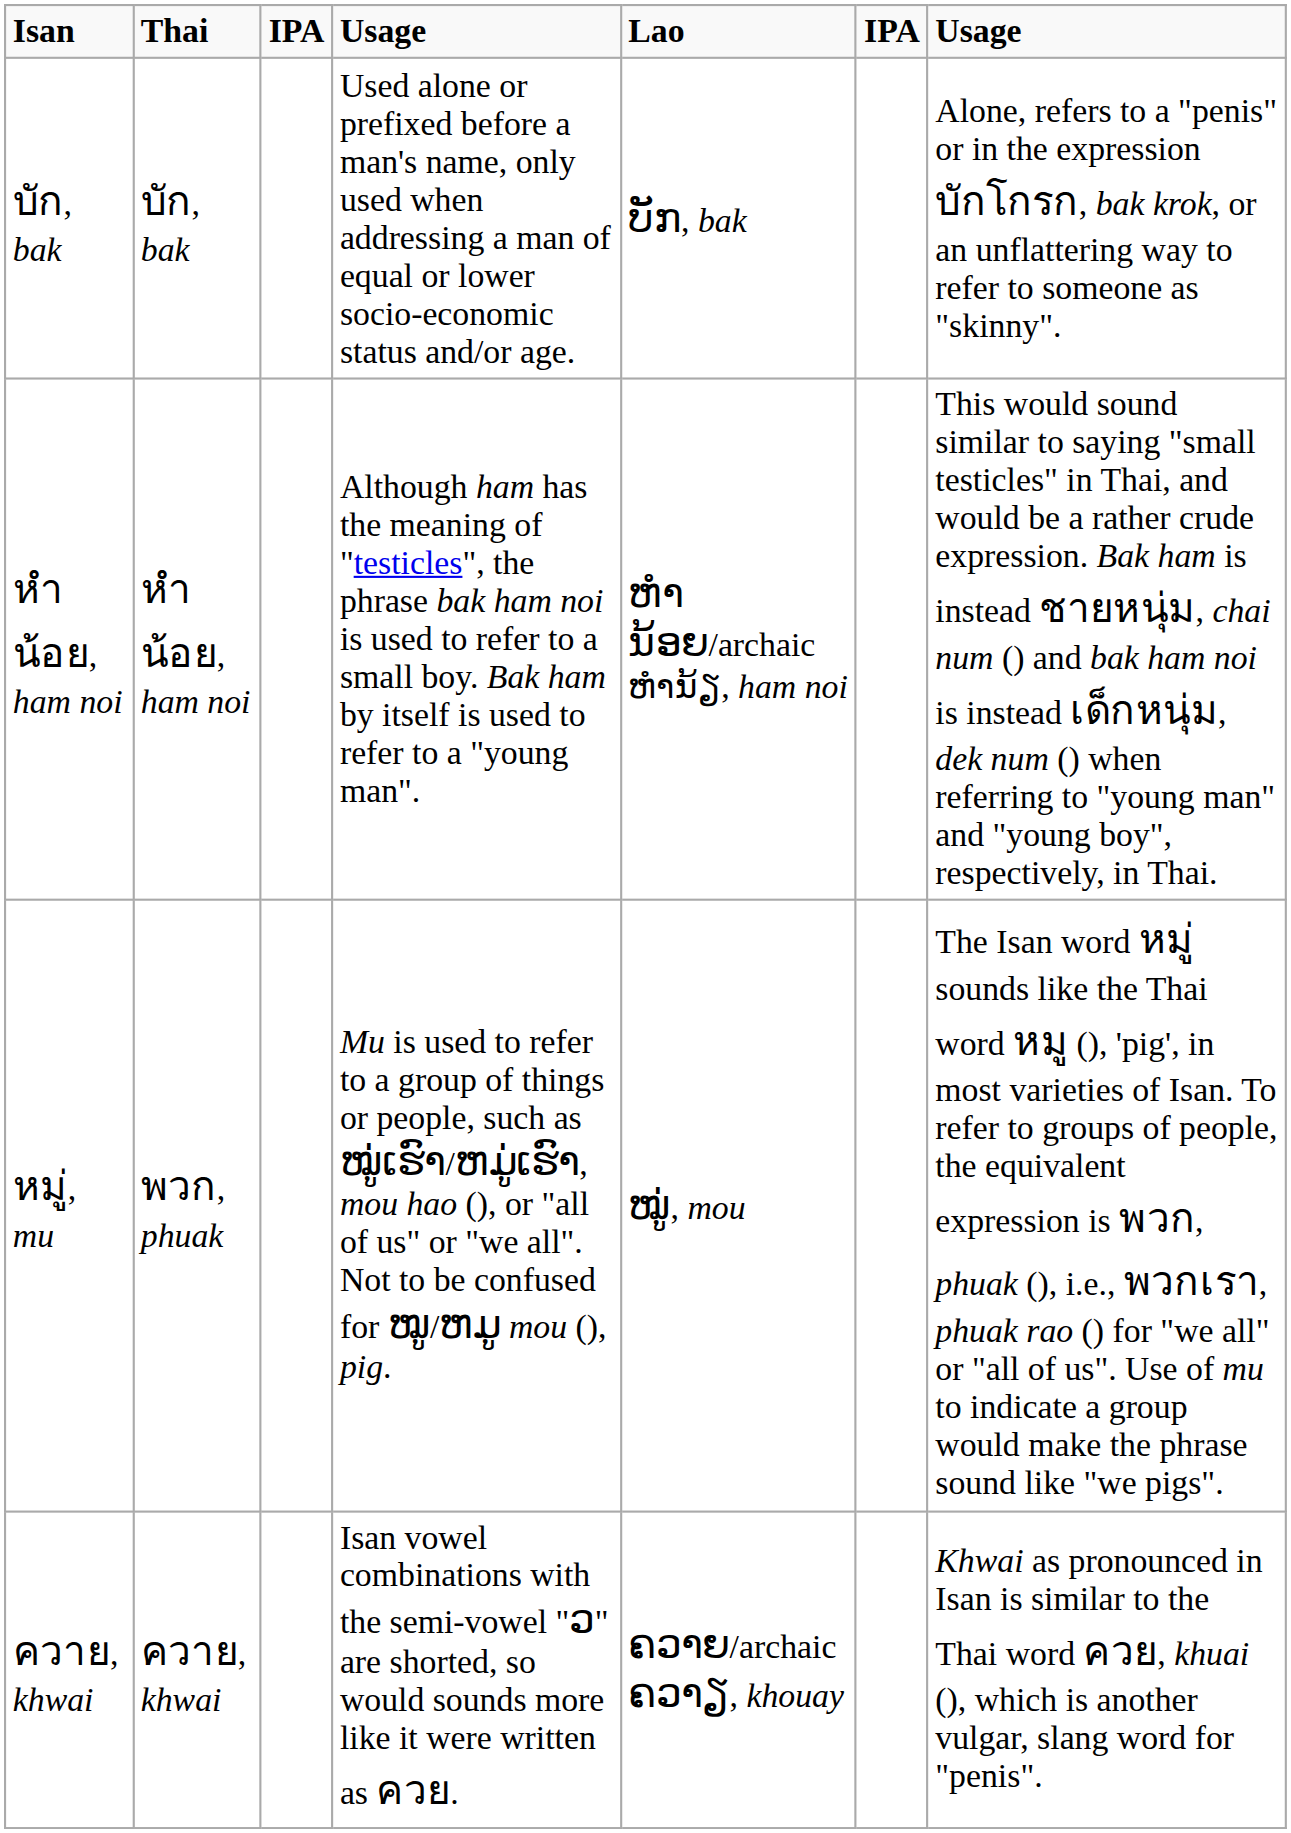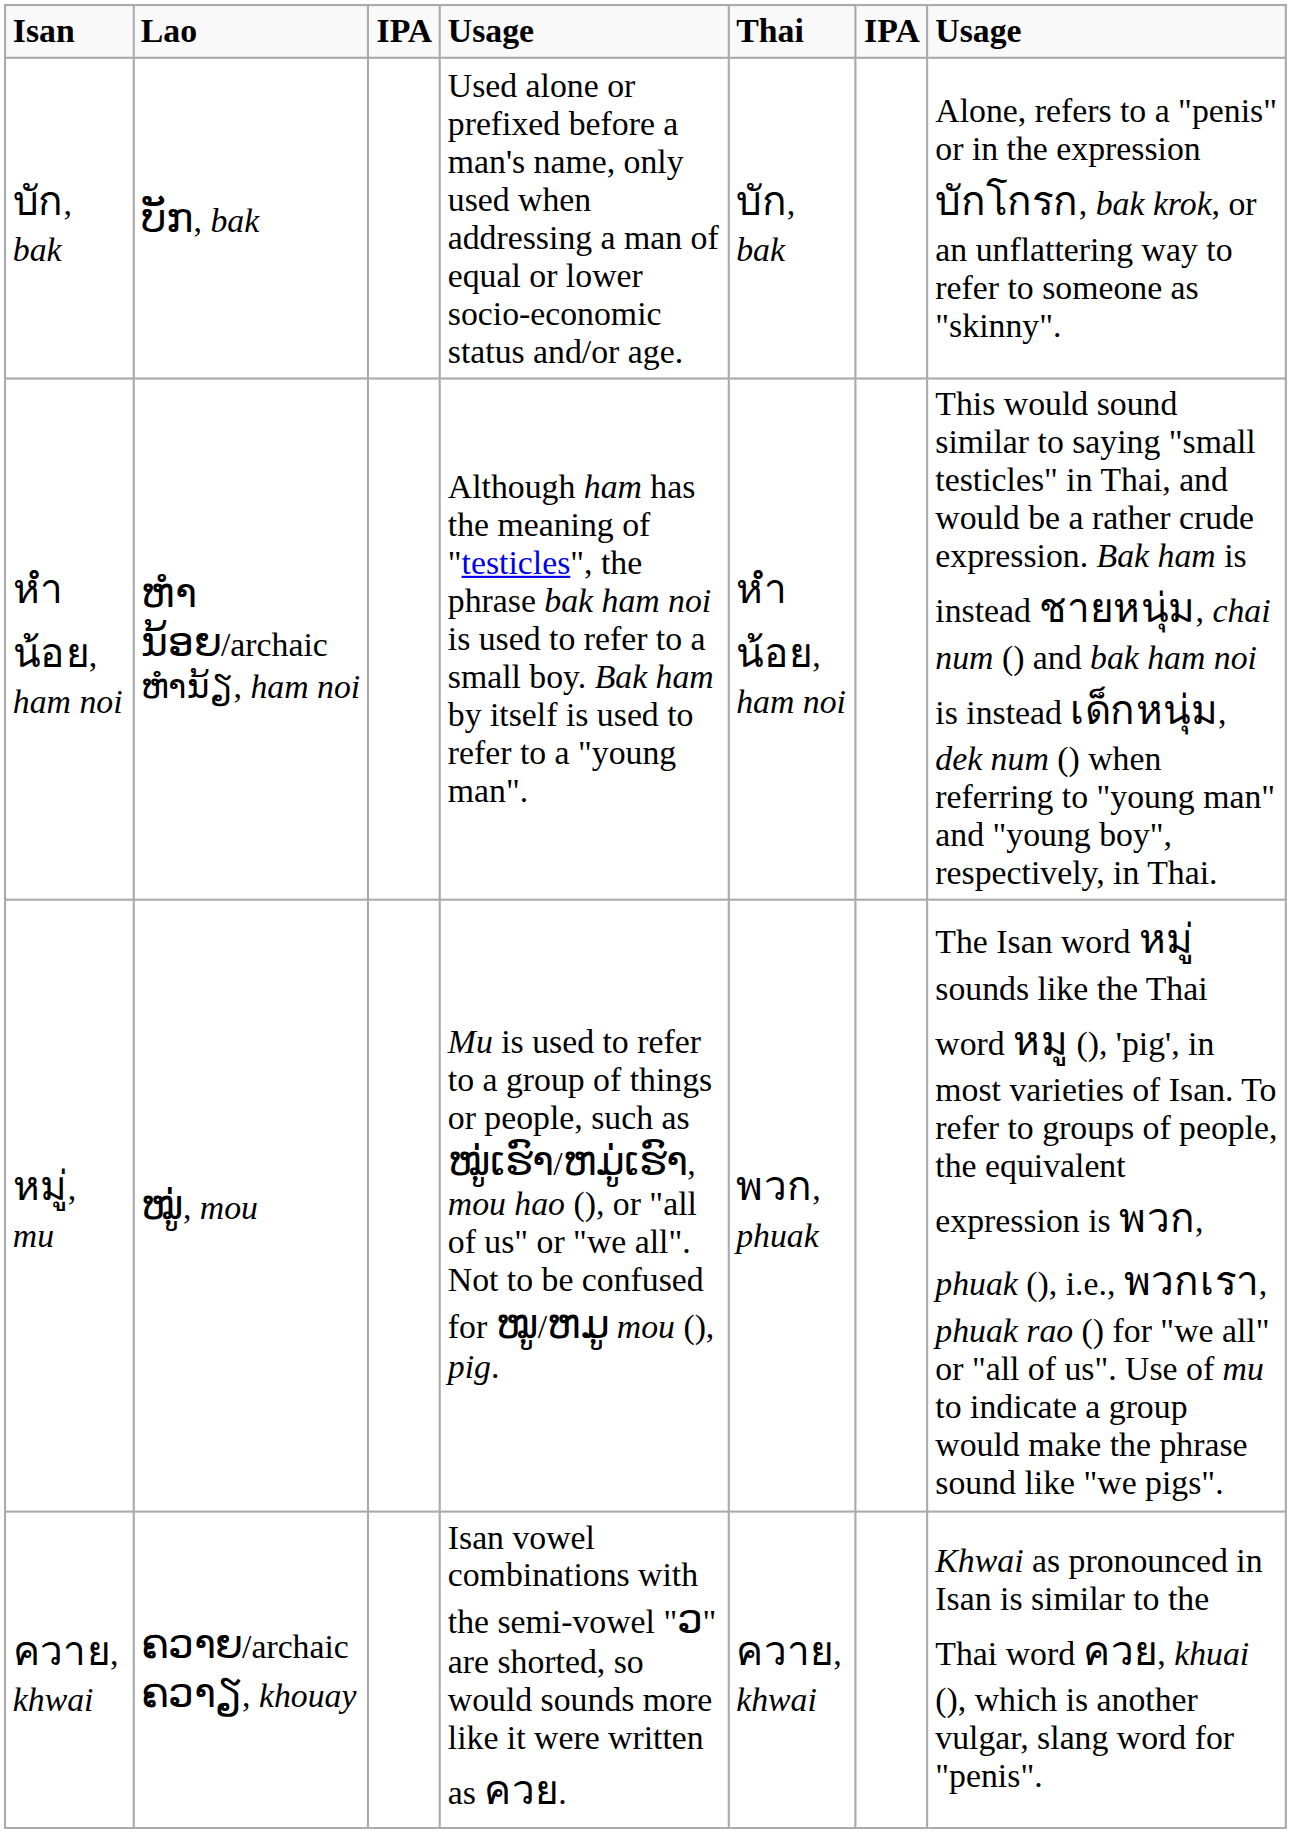columns swapped: (656, 31) <-> (175, 31)
